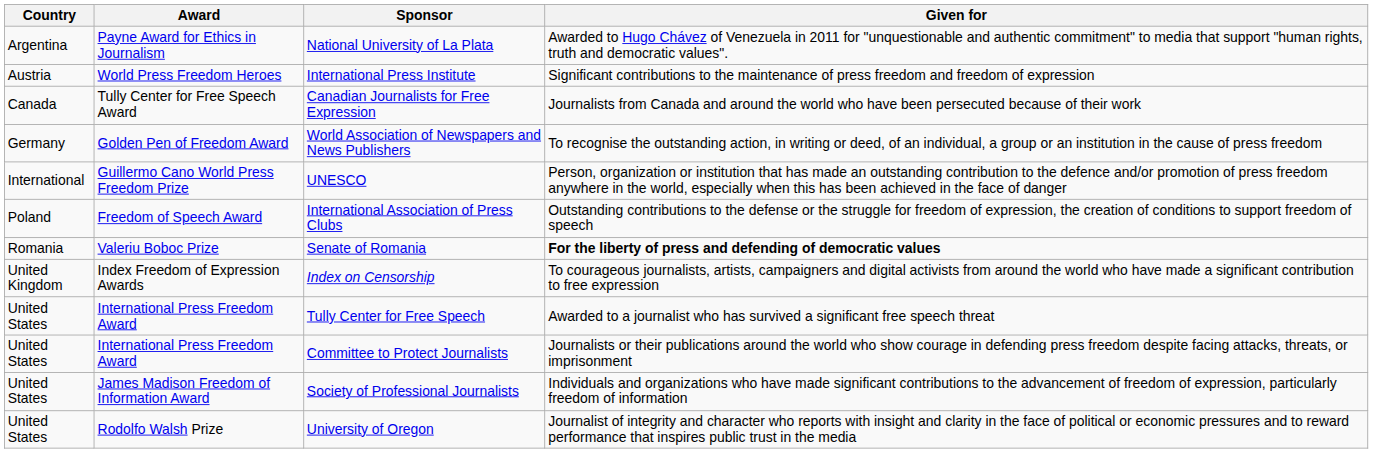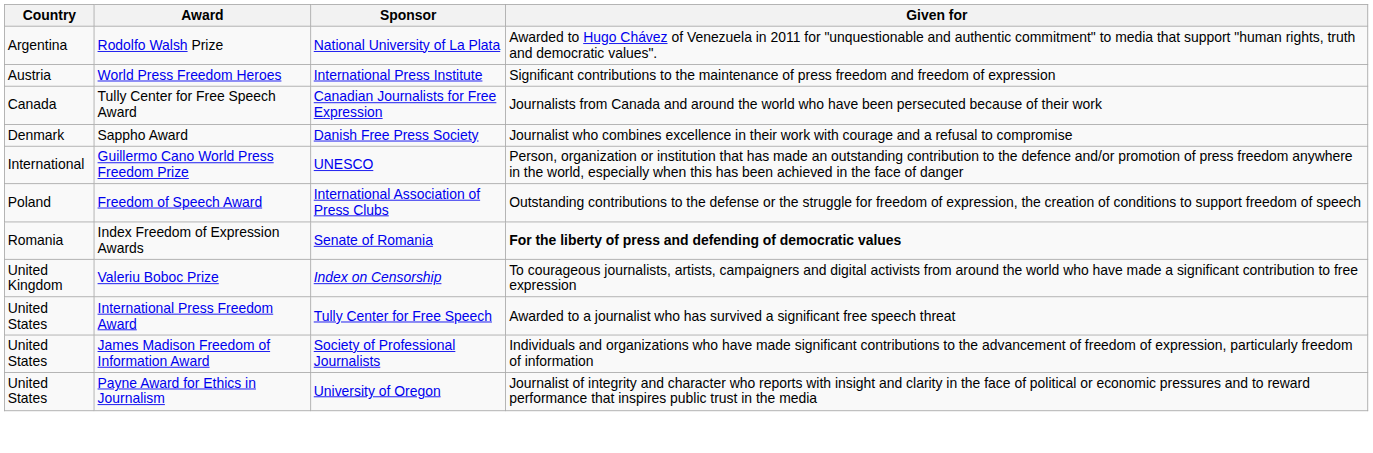(177, 45) Payne Award for Ethics in Journalism -> (160, 45) Rodolfo Walsh Prize
+ row: (396, 135)
- row: (424, 142)
(158, 248) Valeriu Boboc Prize -> (188, 240) Index Freedom of Expression Awards
(188, 278) Index Freedom of Expression Awards -> (158, 278) Valeriu Boboc Prize
- row: (407, 353)
(160, 429) Rodolfo Walsh Prize -> (177, 391) Payne Award for Ethics in Journalism
